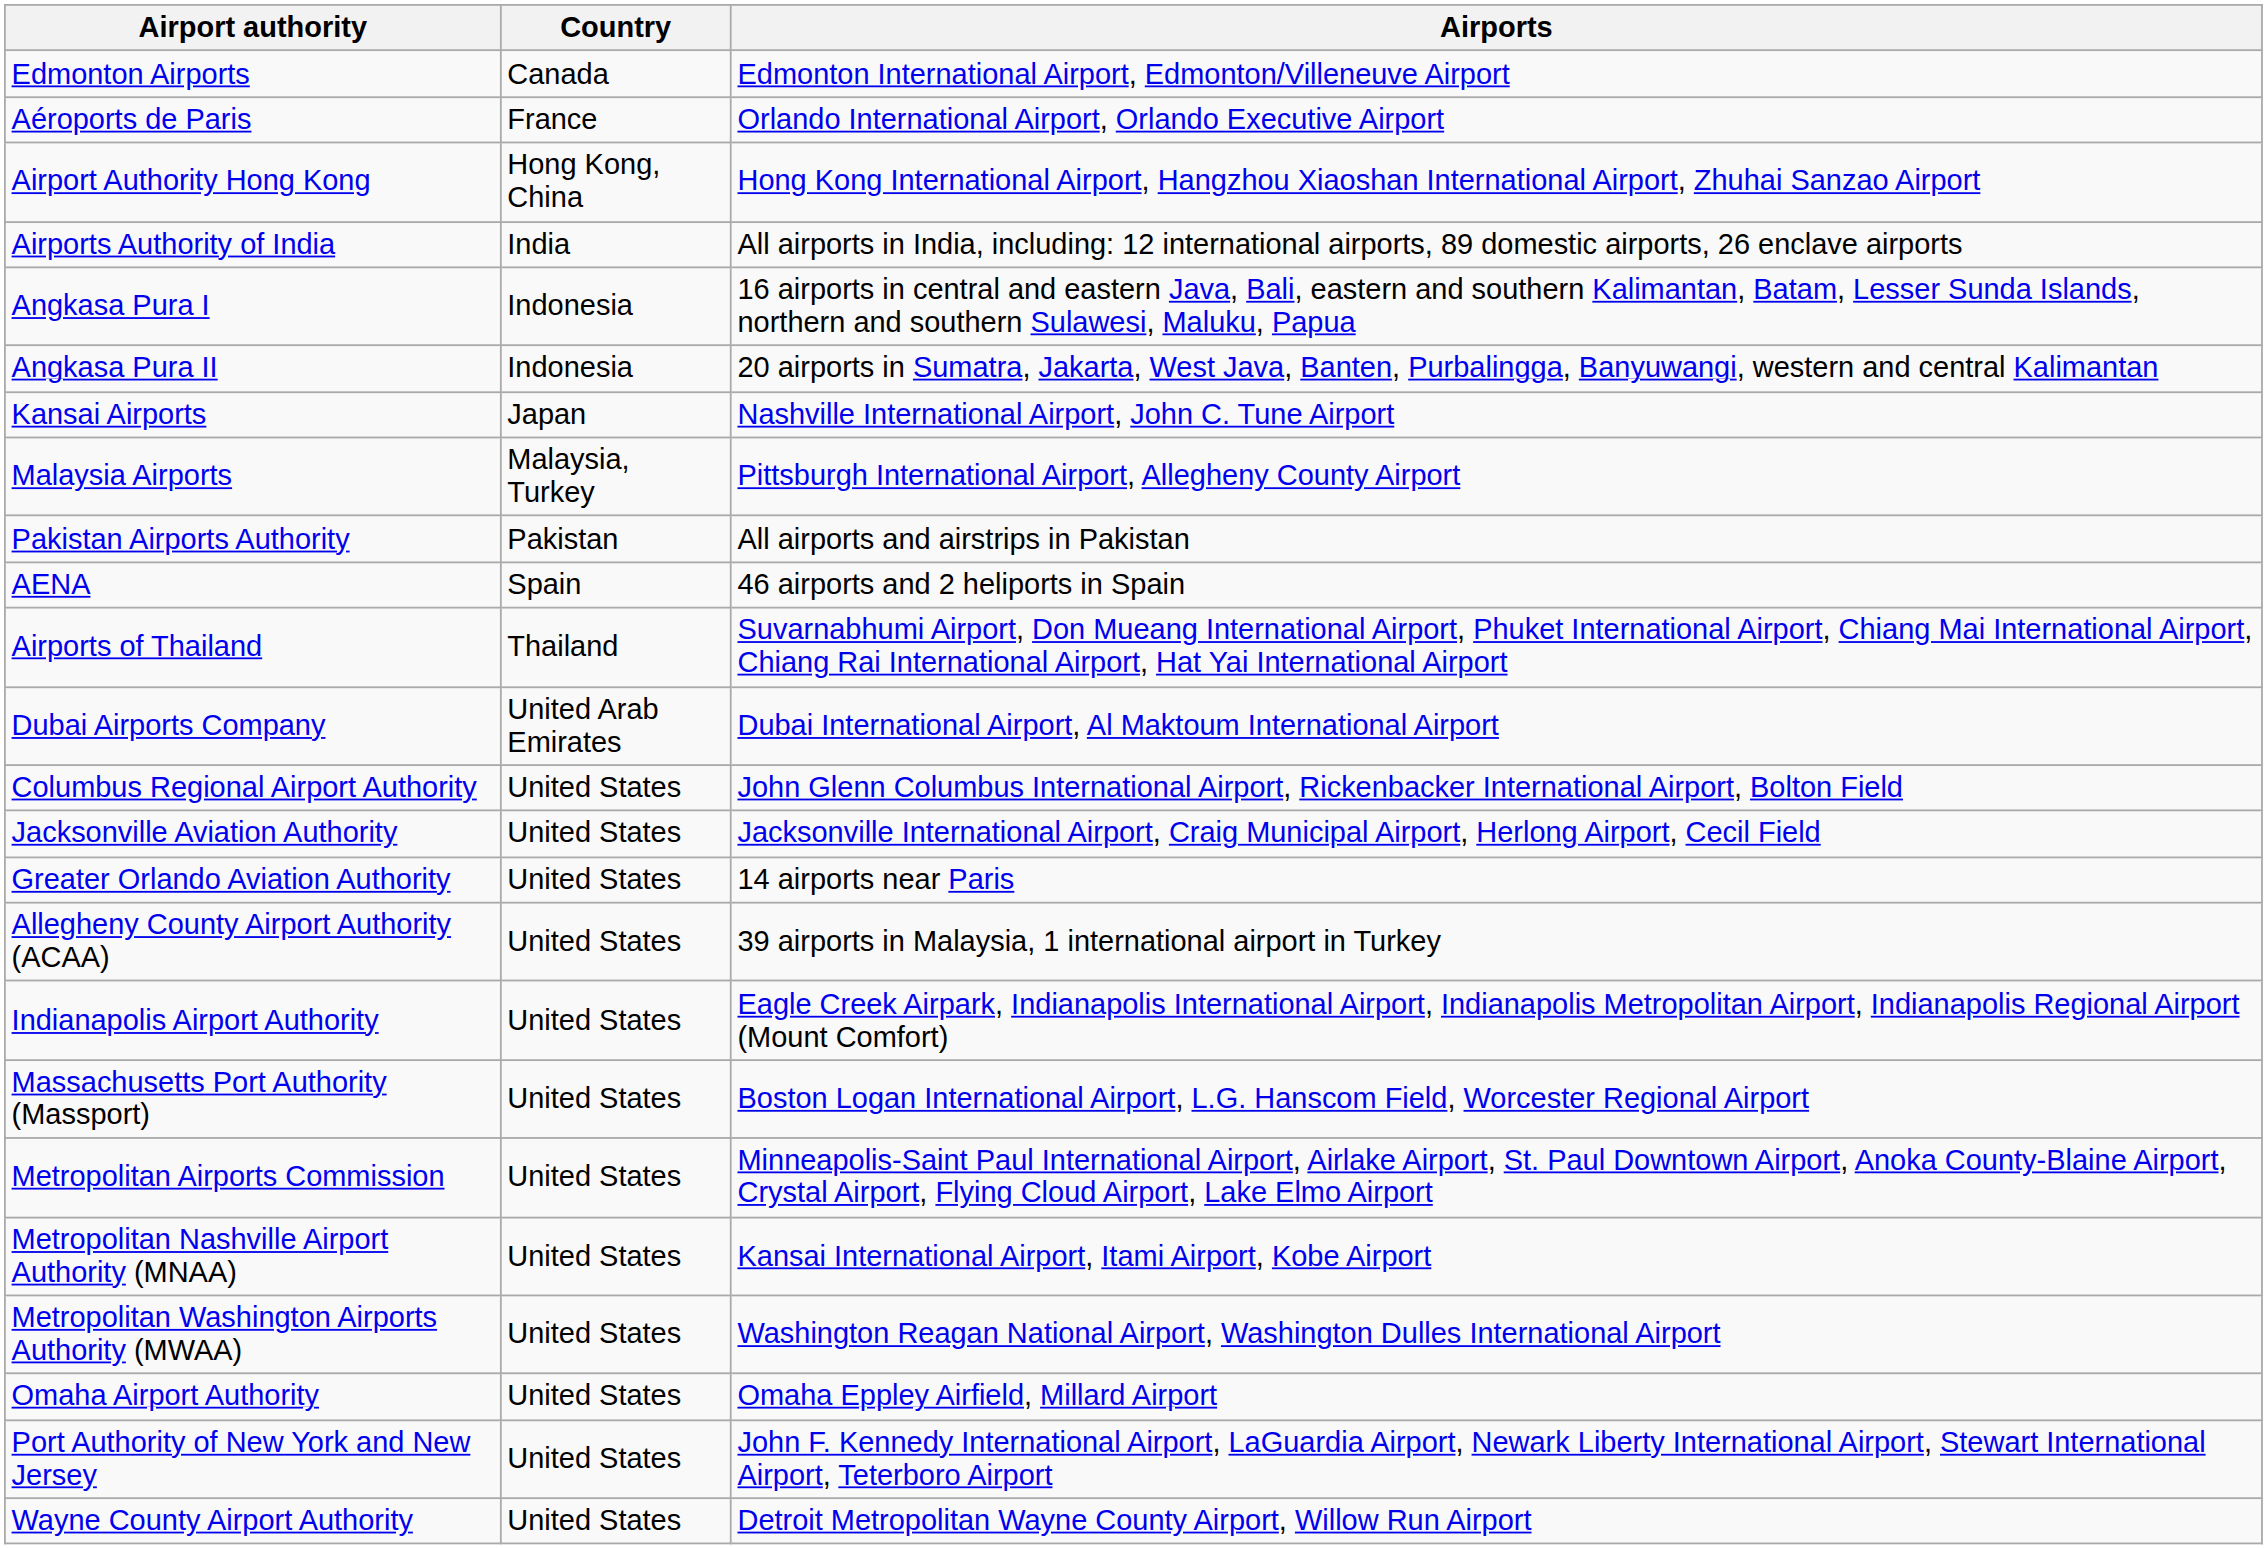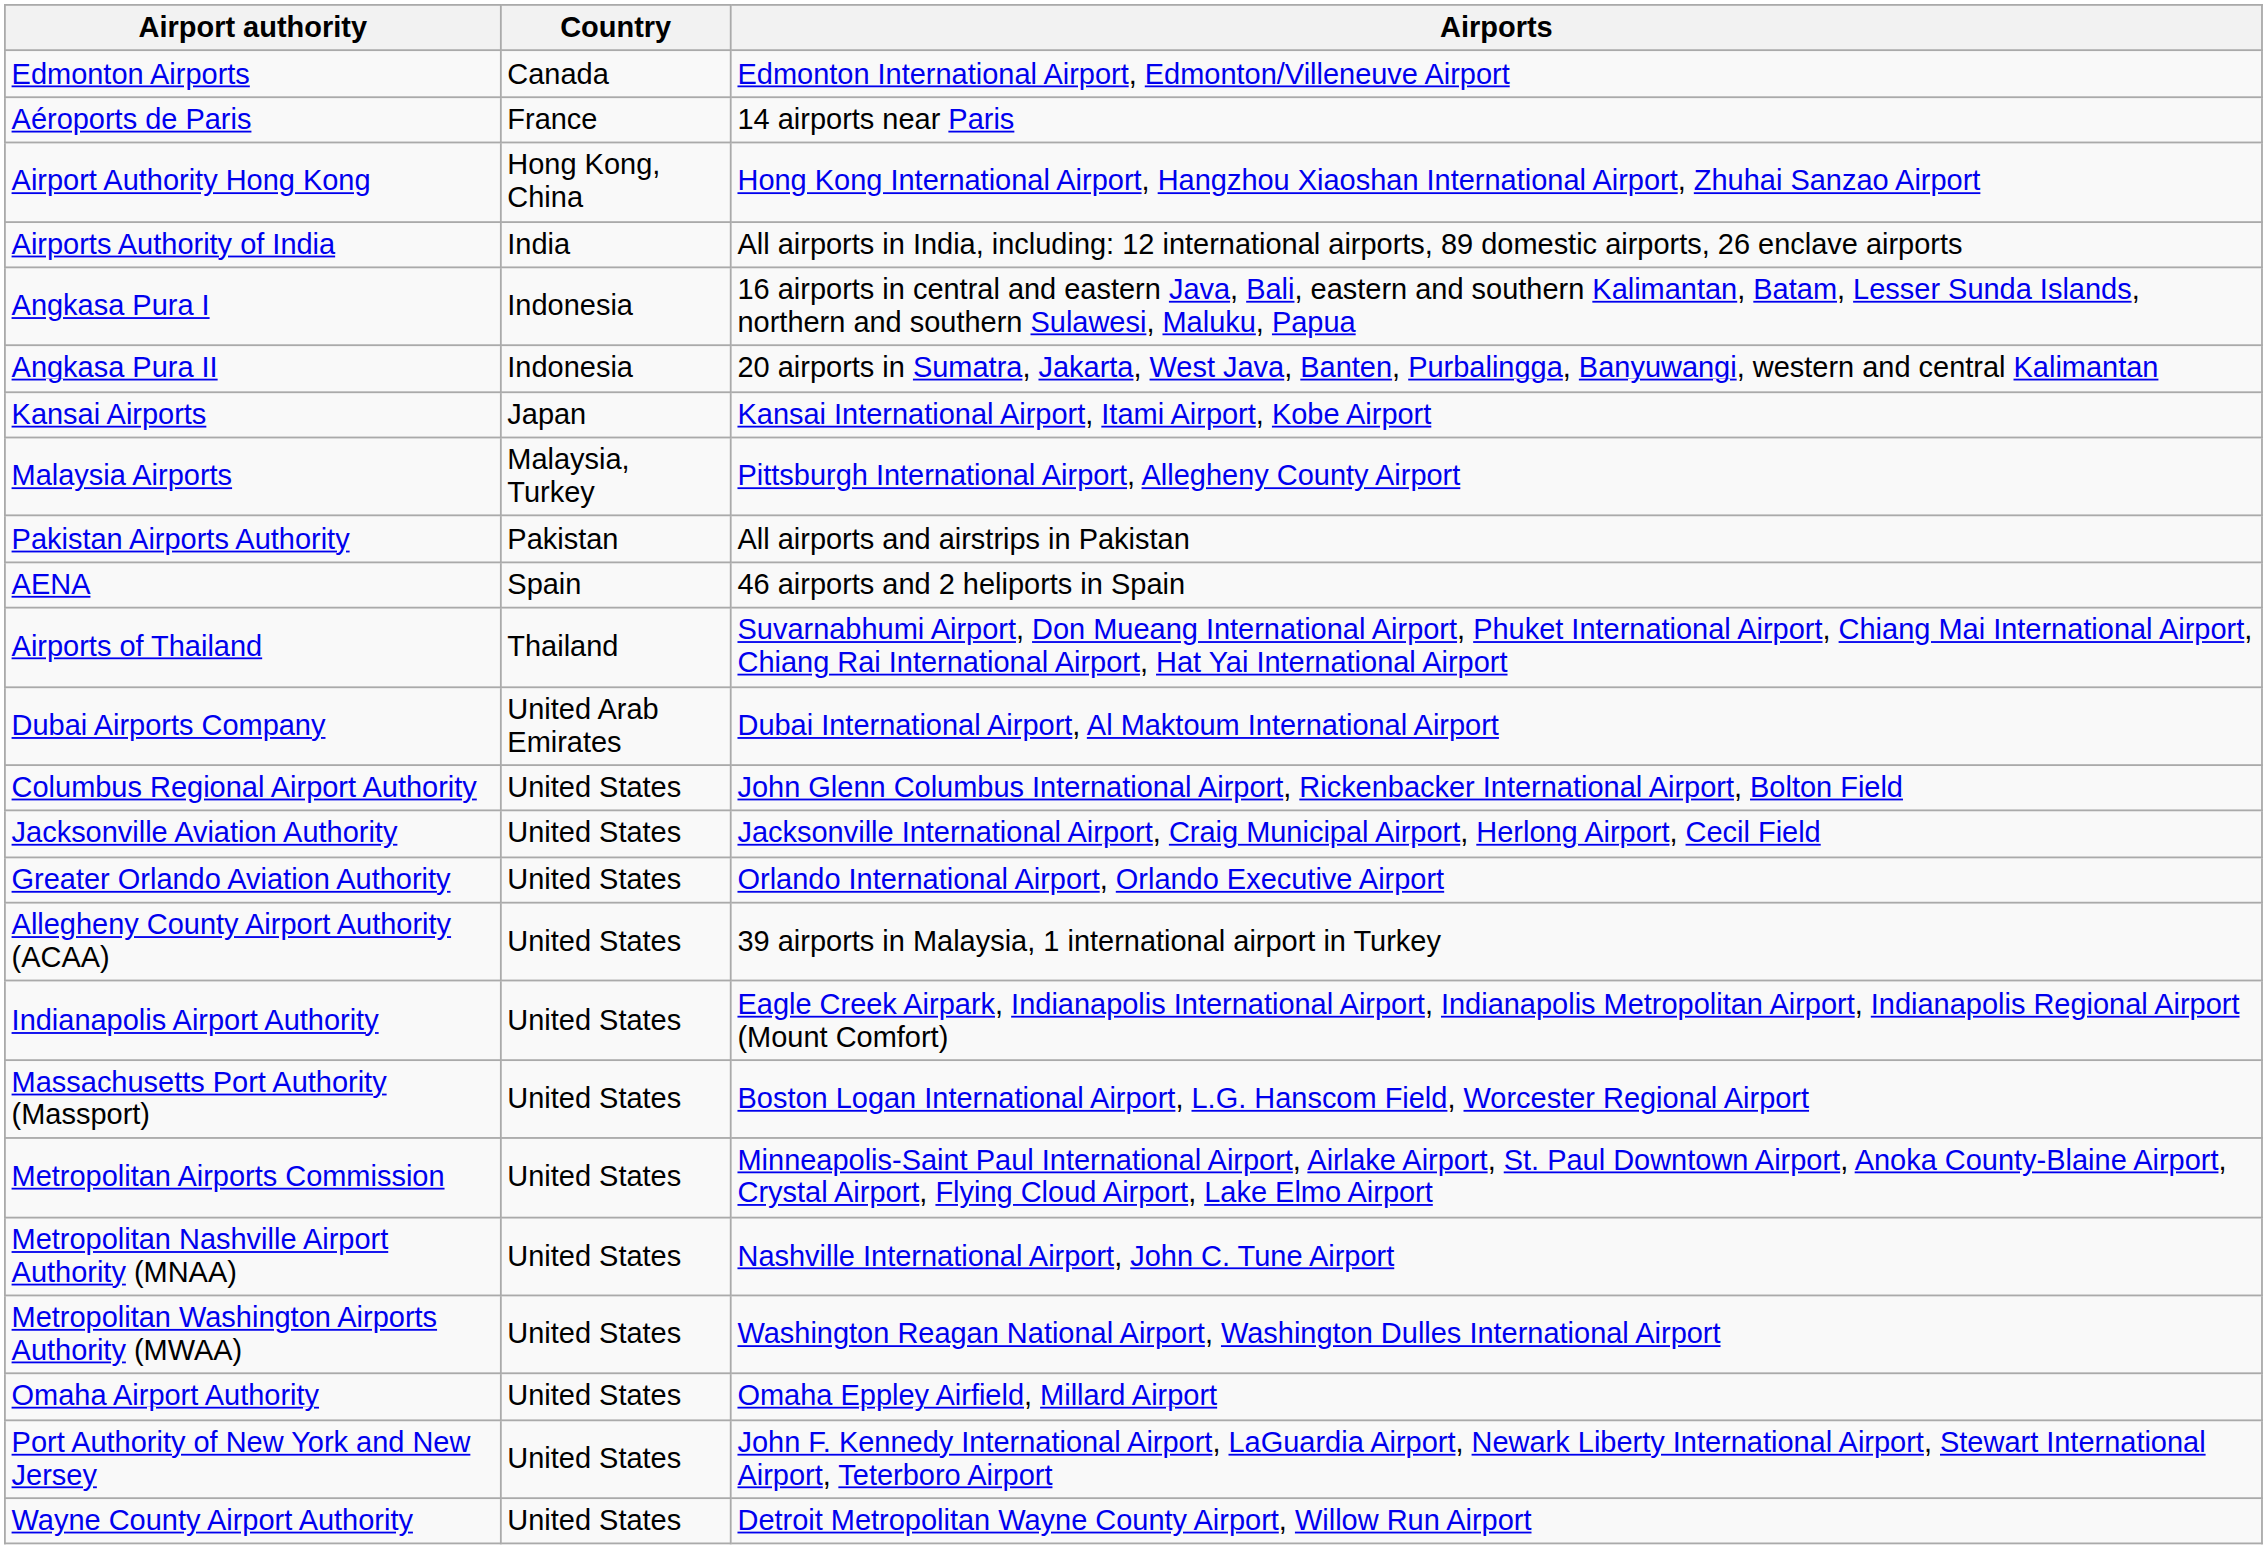(1091, 119) Orlando International Airport, Orlando Executive Airport -> (876, 119) 14 airports near Paris
(1066, 414) Nashville International Airport, John C. Tune Airport -> (1084, 414) Kansai International Airport, Itami Airport, Kobe Airport
(876, 879) 14 airports near Paris -> (1091, 879) Orlando International Airport, Orlando Executive Airport
(1084, 1255) Kansai International Airport, Itami Airport, Kobe Airport -> (1066, 1255) Nashville International Airport, John C. Tune Airport
